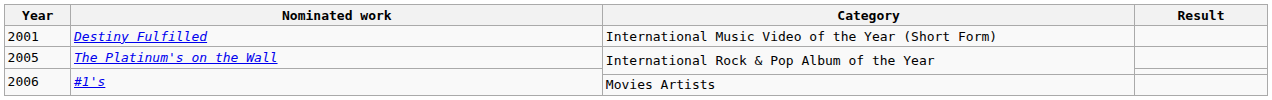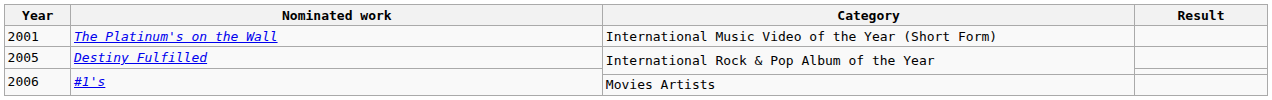(141, 36) Destiny Fulfilled -> (176, 36) The Platinum's on the Wall
(176, 57) The Platinum's on the Wall -> (141, 57) Destiny Fulfilled
